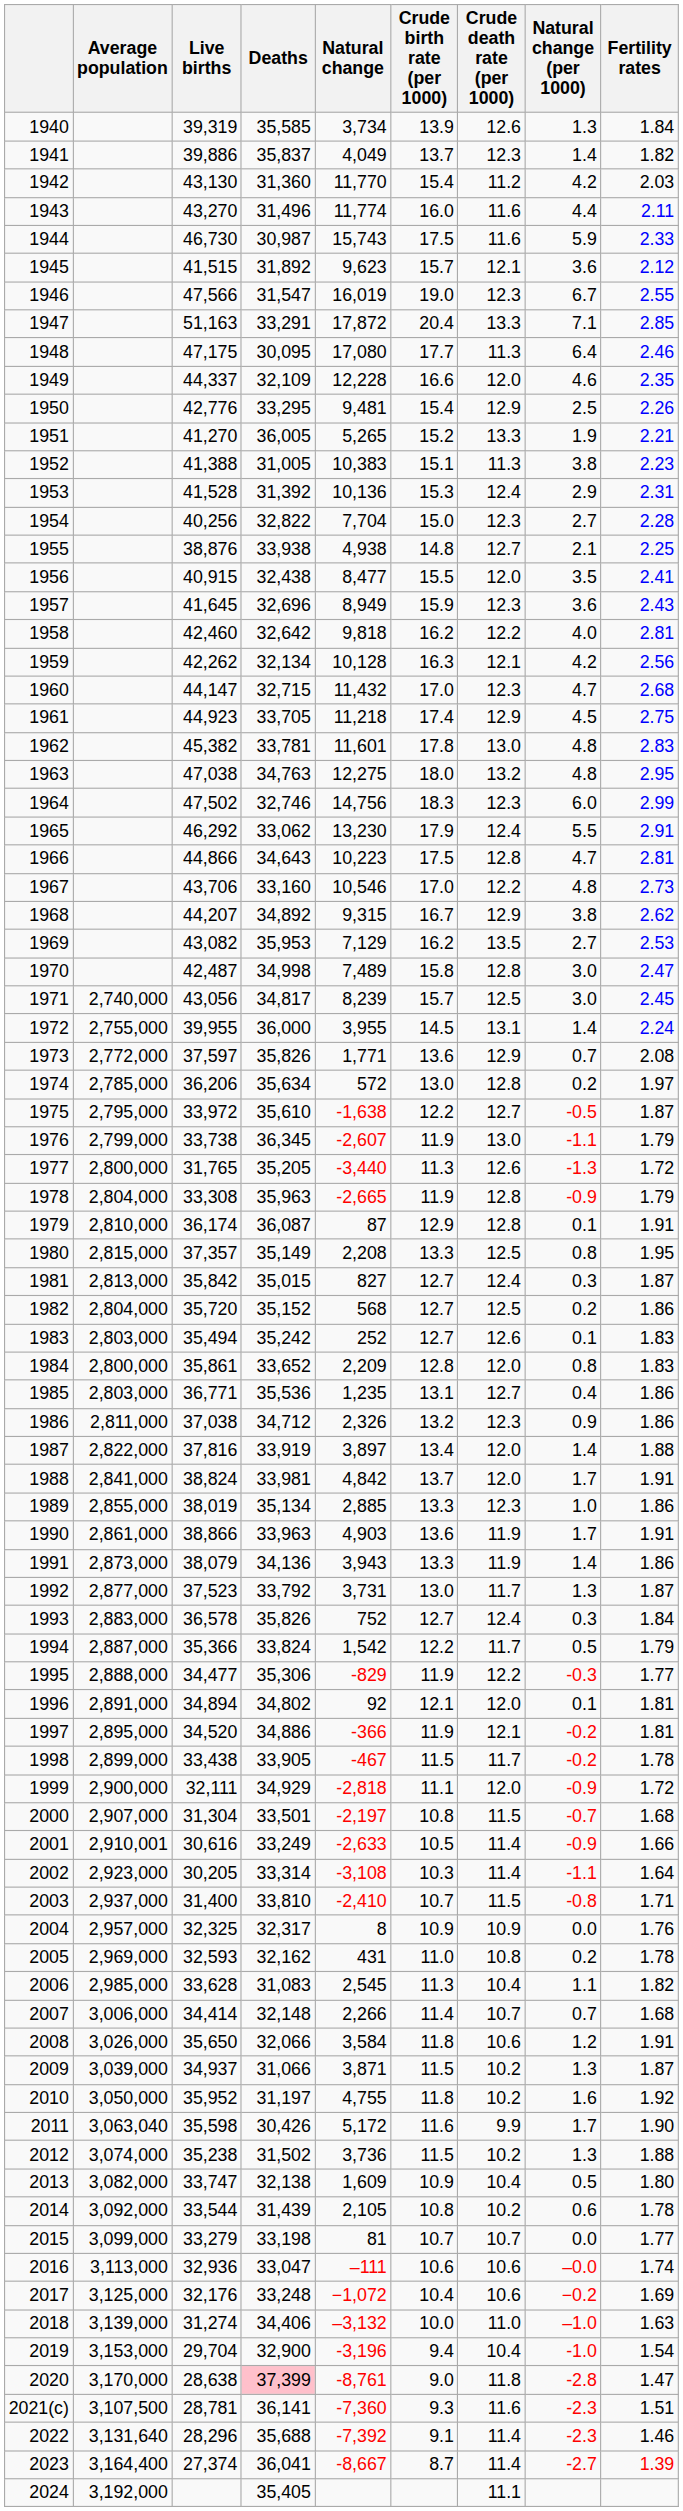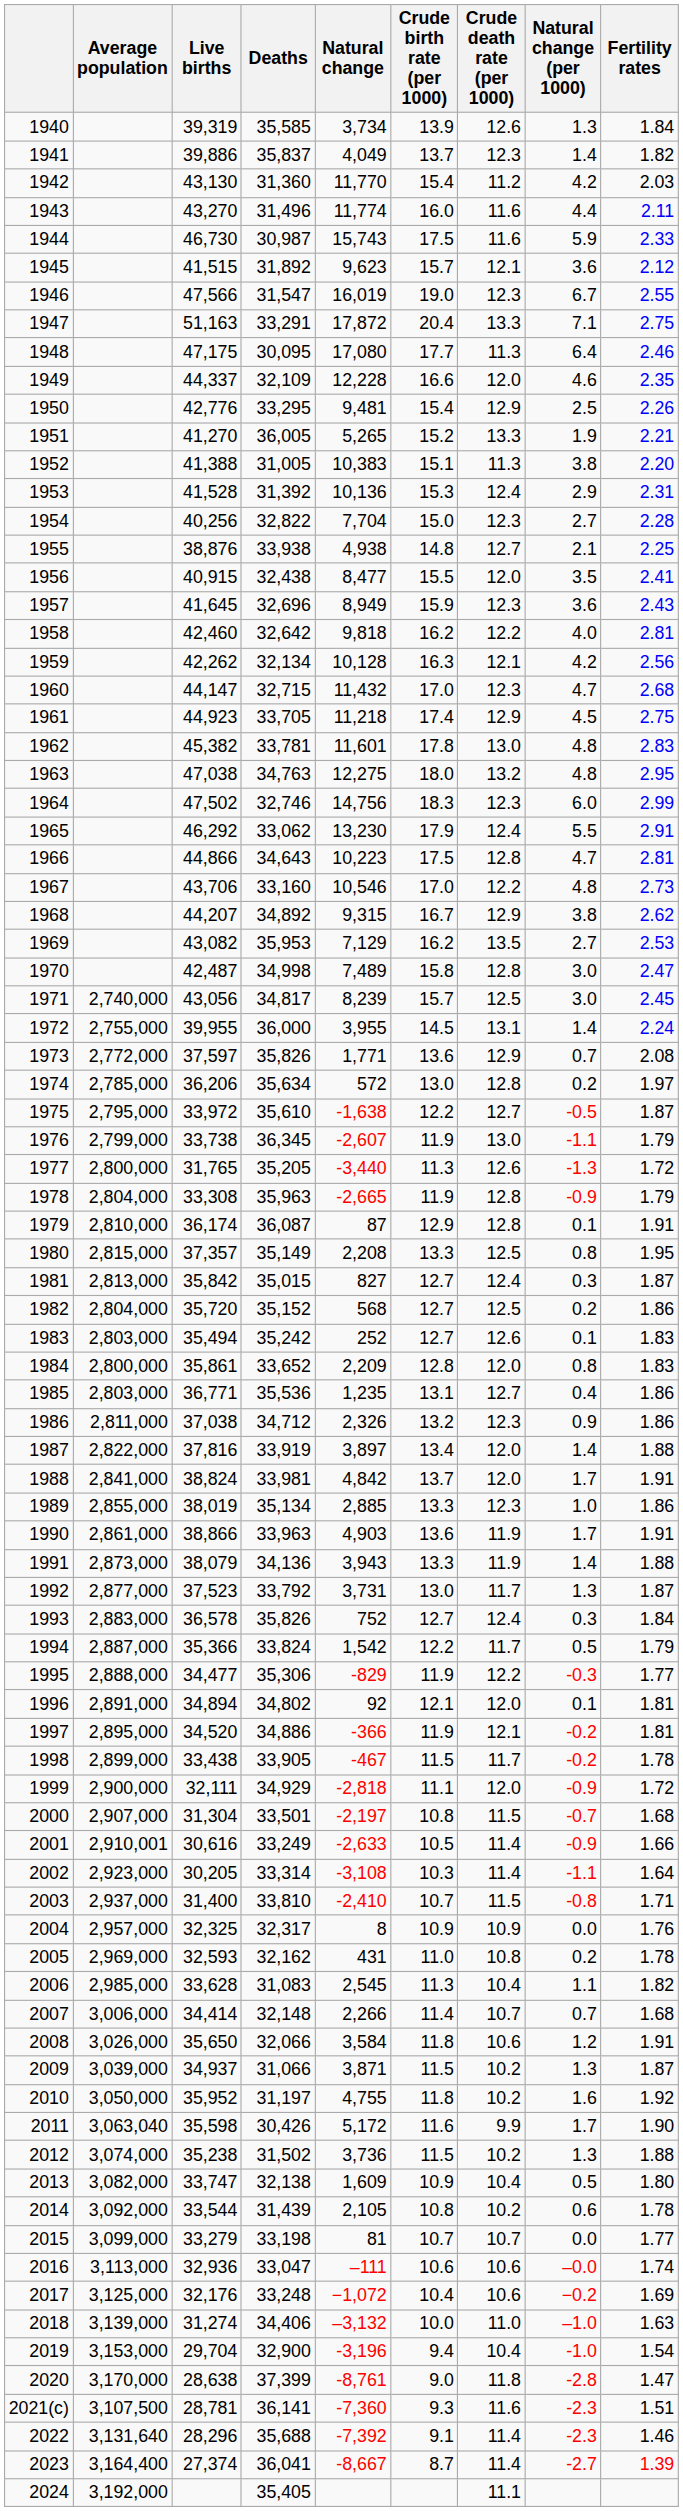(657, 323) 2.85 -> (657, 323) 2.75
(657, 464) 2.23 -> (657, 464) 2.20
(657, 1563) 1.86 -> (657, 1563) 1.88
(284, 2379) pink background -> (284, 2379) no background
